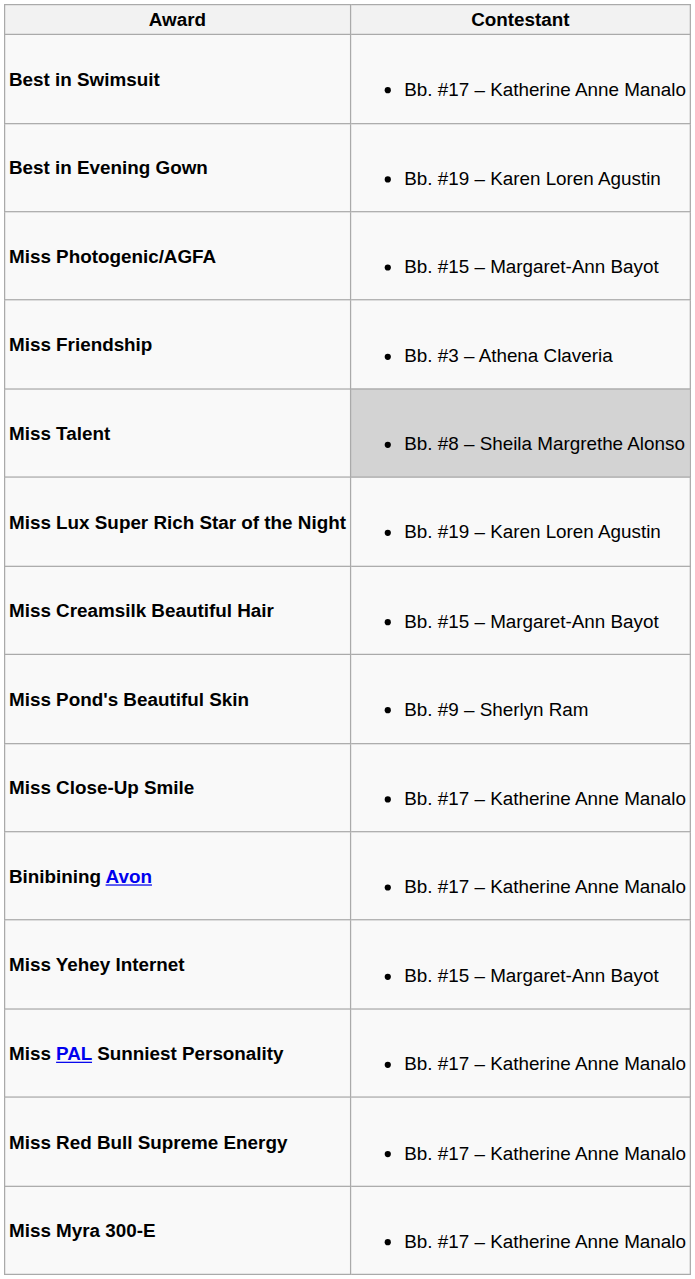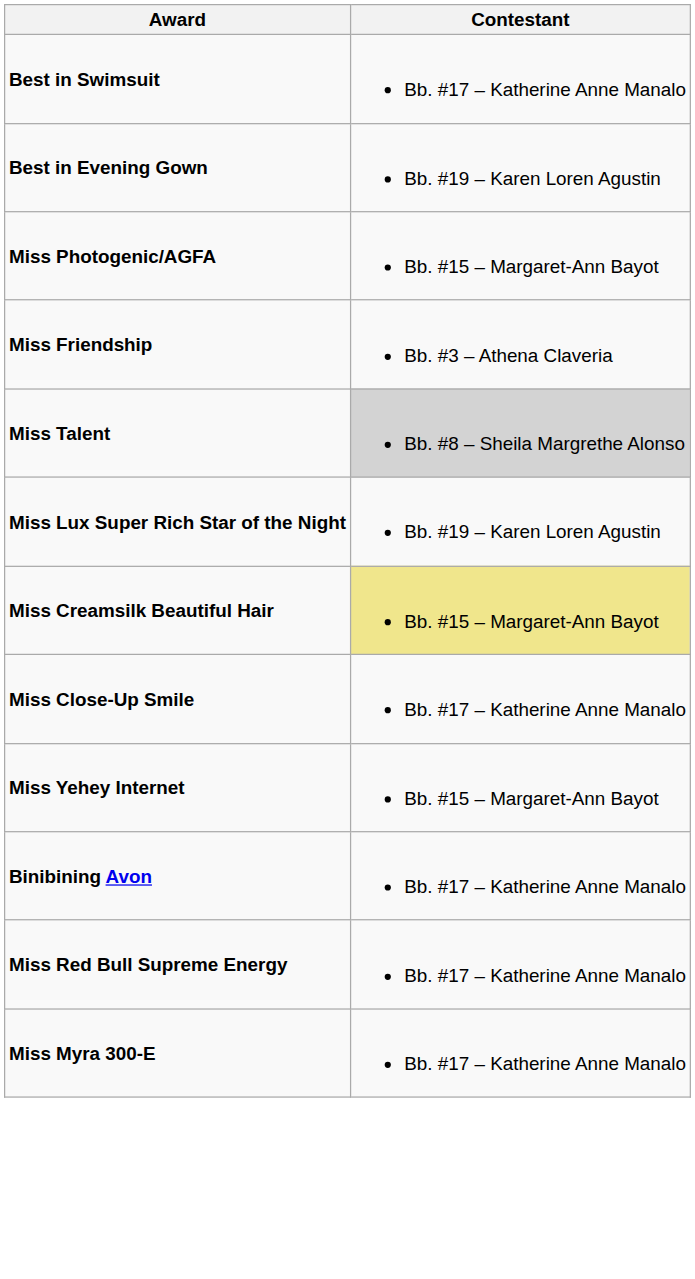(520, 621) no background -> (520, 621) khaki background
- row: (129, 699)
rows swapped: (97, 965) <-> (80, 876)
- row: (146, 1053)
